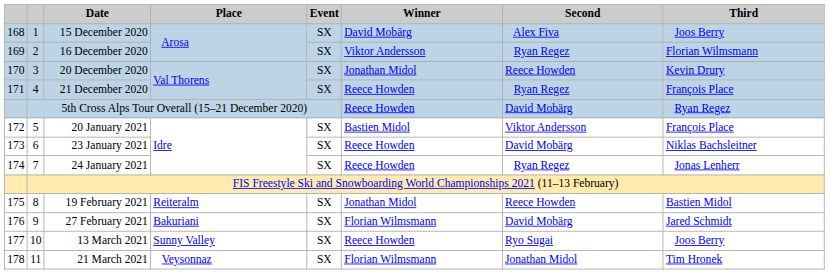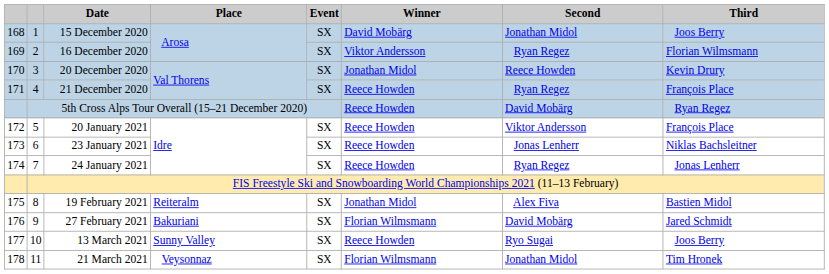(532, 32) Alex Fiva -> (541, 32) Jonathan Midol
(377, 127) Bastien Midol -> (379, 127) Reece Howden
(539, 146) David Mobärg -> (542, 146) Jonas Lenherr
(540, 202) Reece Howden -> (532, 202) Alex Fiva
